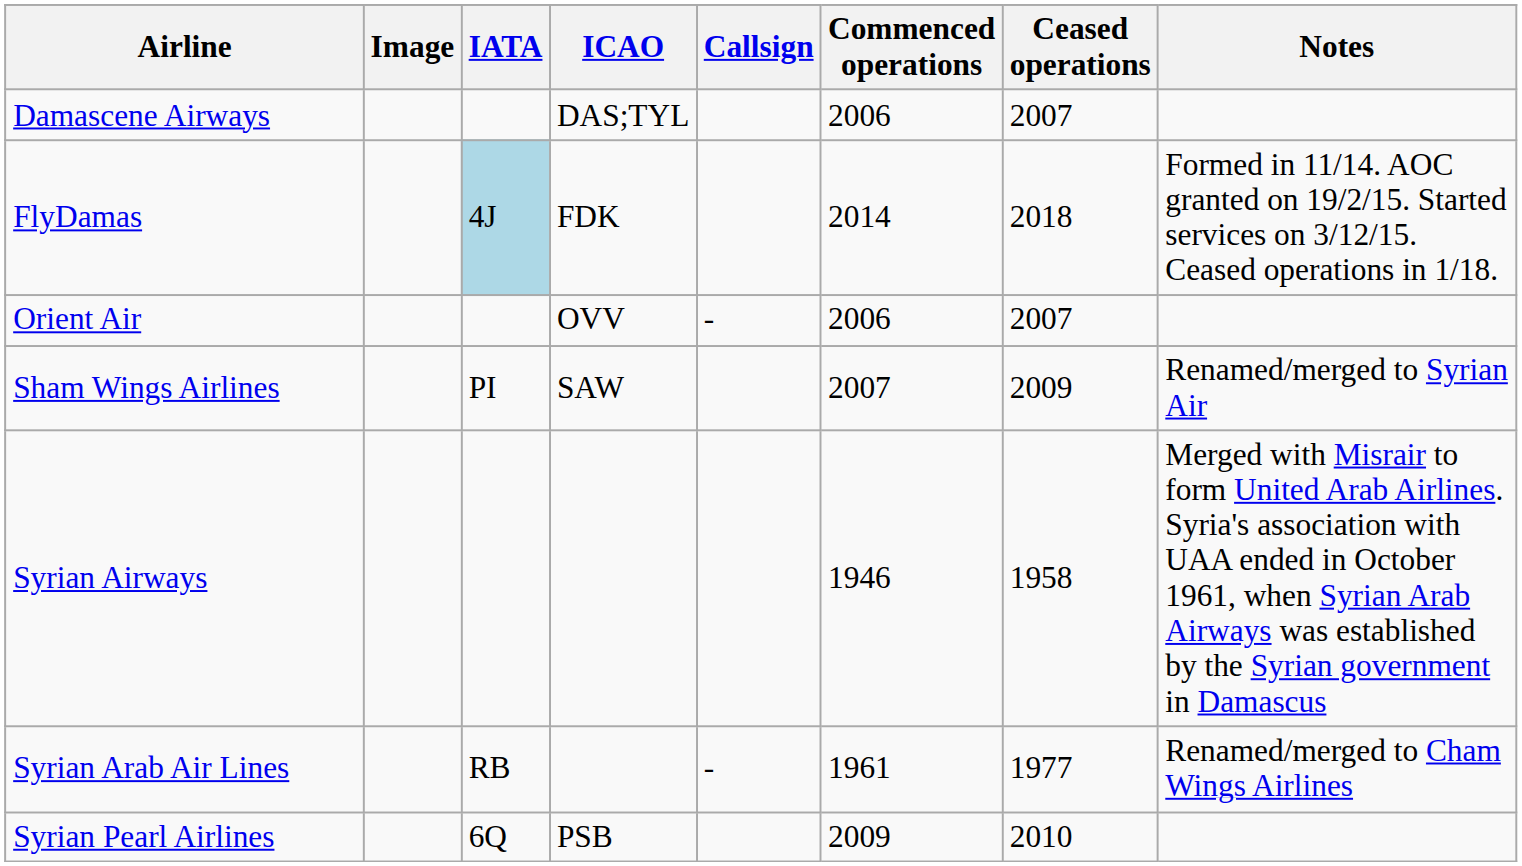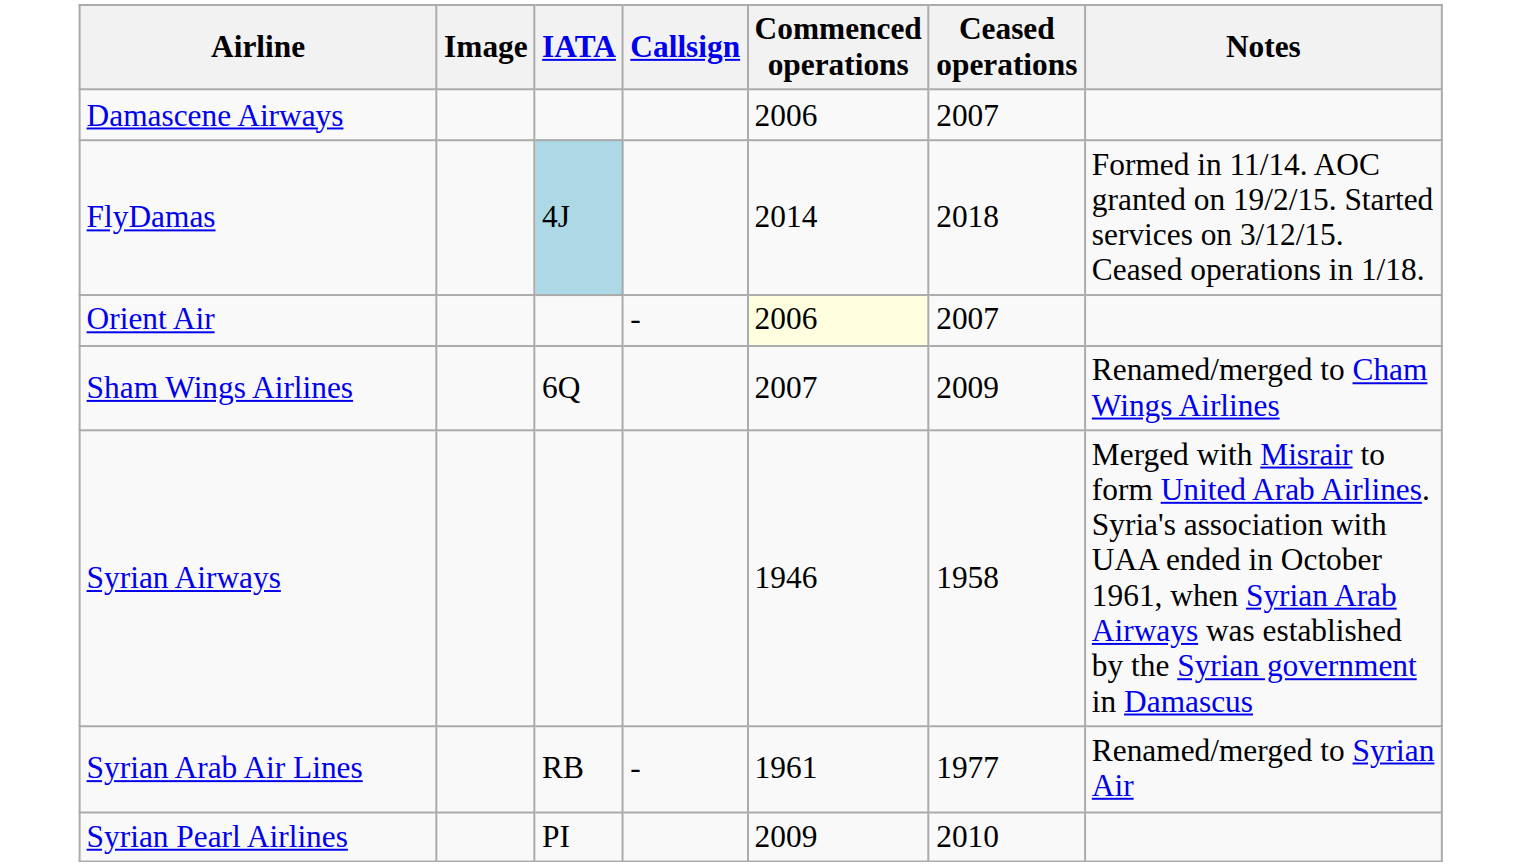- column: (623, 47)
(859, 319) no background -> (786, 319) lightyellow background
(483, 387) PI -> (561, 387) 6Q
(1337, 387) Renamed/merged to Syrian Air -> (1260, 387) Renamed/merged to Cham Wings Airlines
(1333, 768) Renamed/merged to Cham Wings Airlines -> (1263, 768) Renamed/merged to Syrian Air
(488, 836) 6Q -> (556, 836) PI
